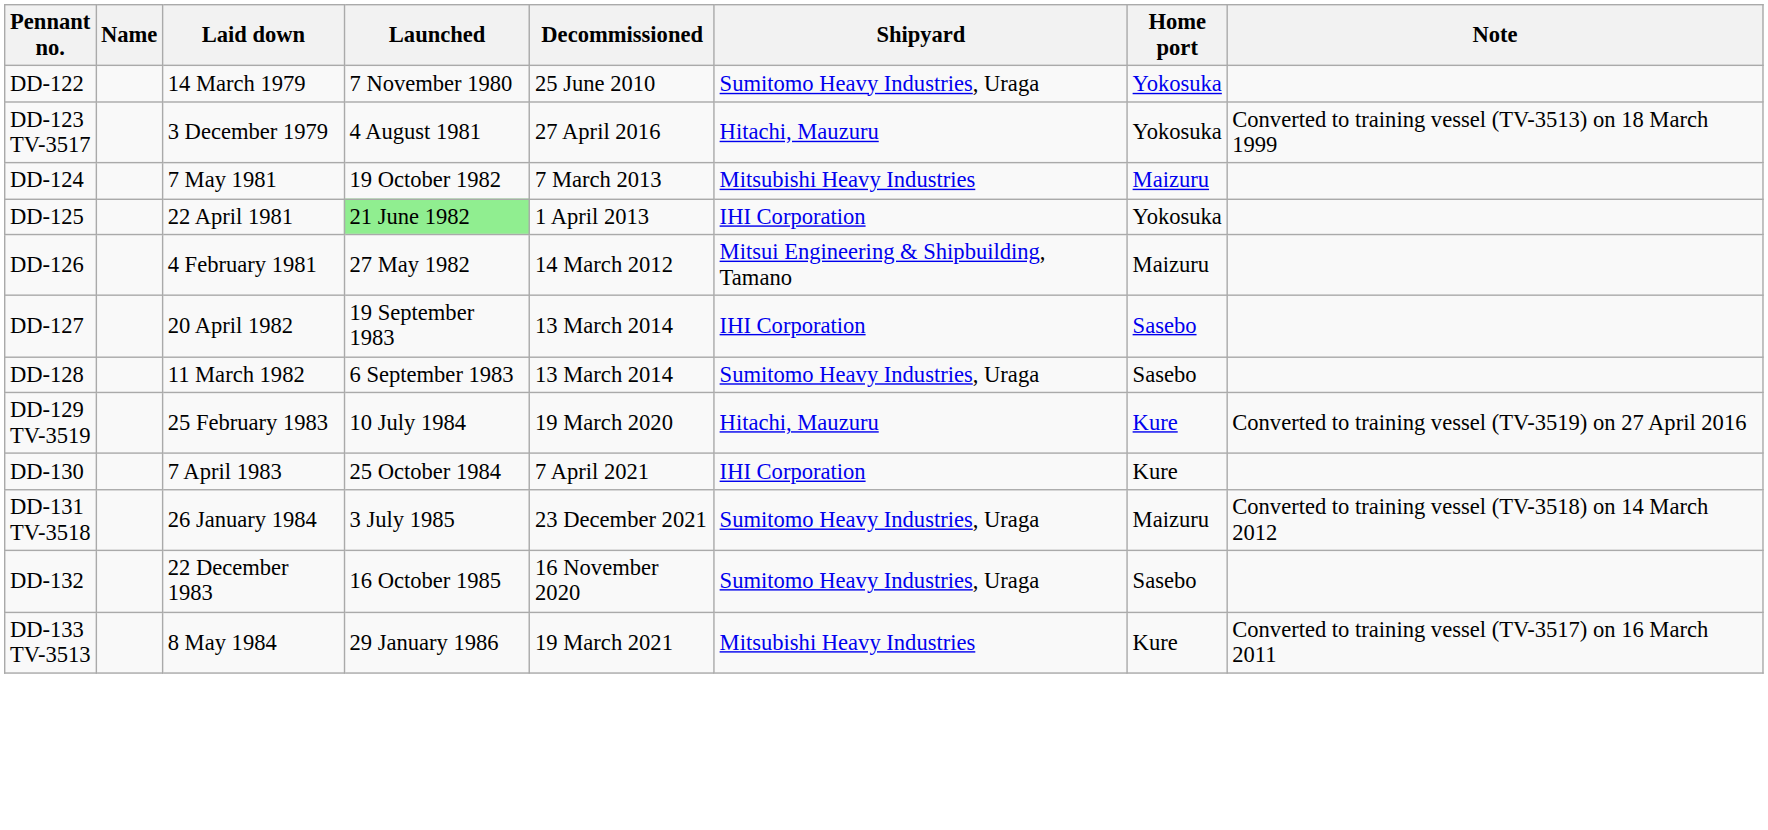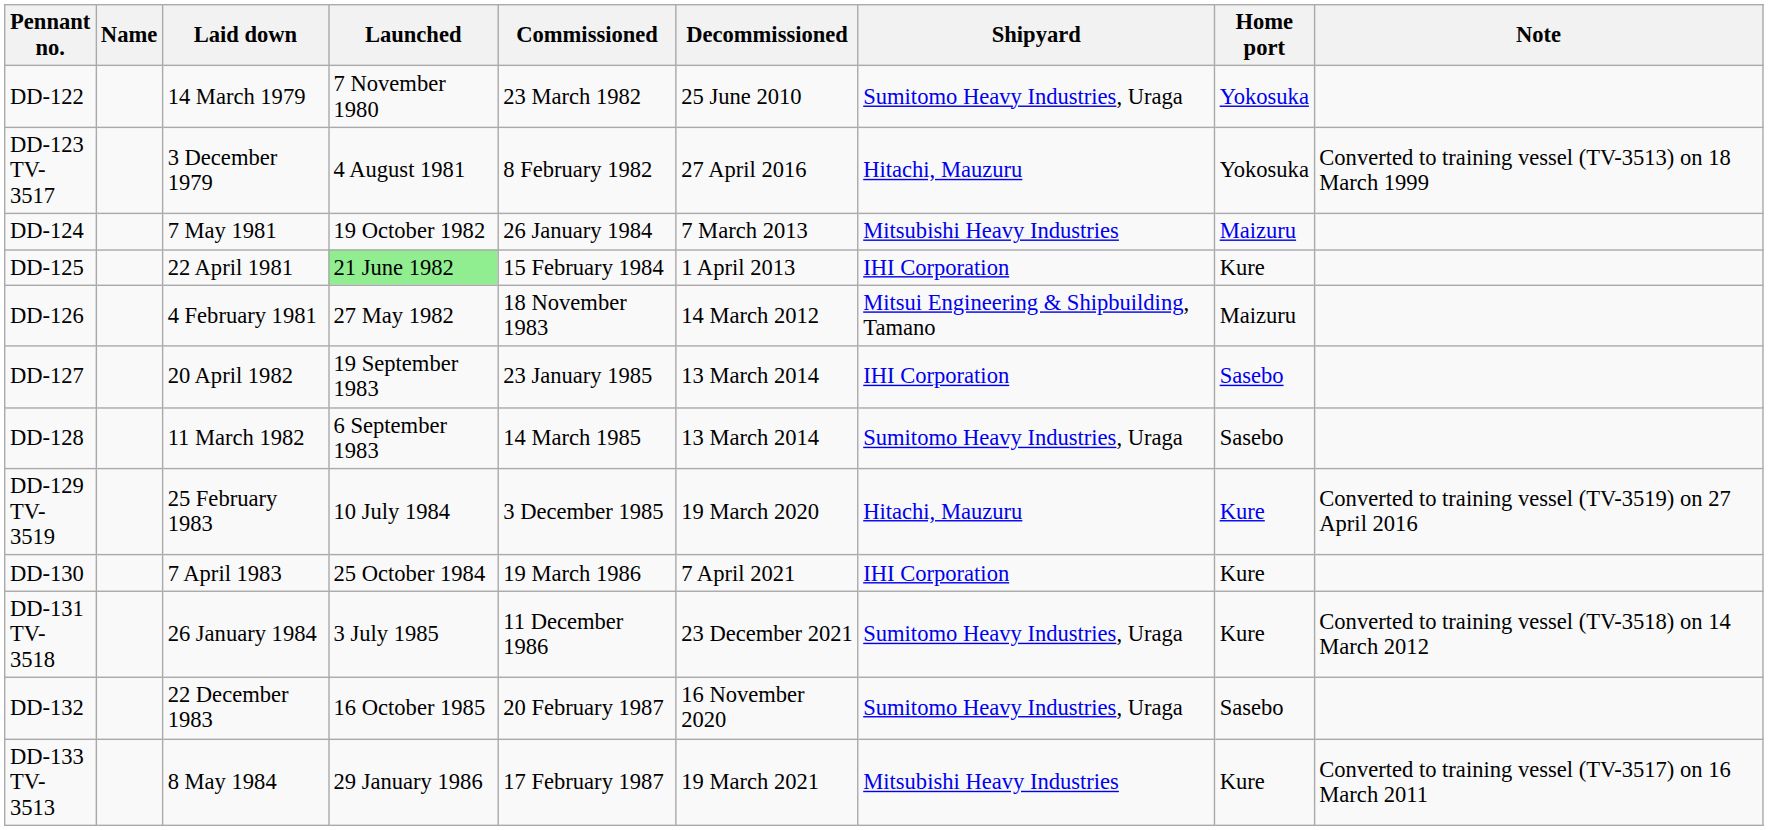+ column: (587, 35)
(1177, 216) Yokosuka -> (1242, 267) Kure
(1171, 519) Maizuru -> (1242, 633) Kure
